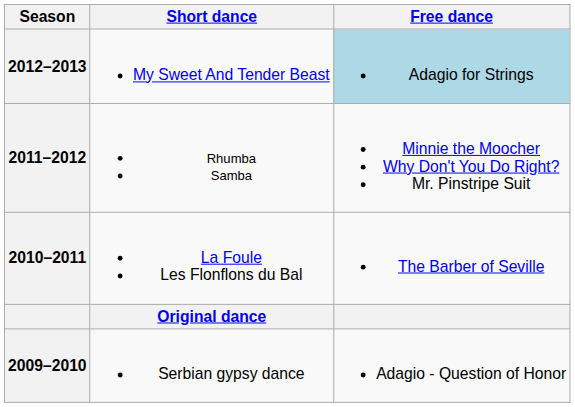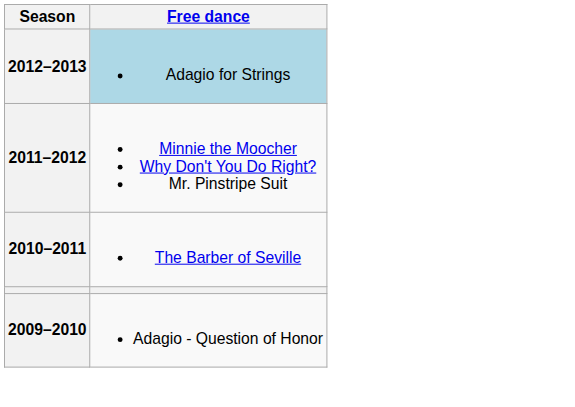- column: (212, 16)
